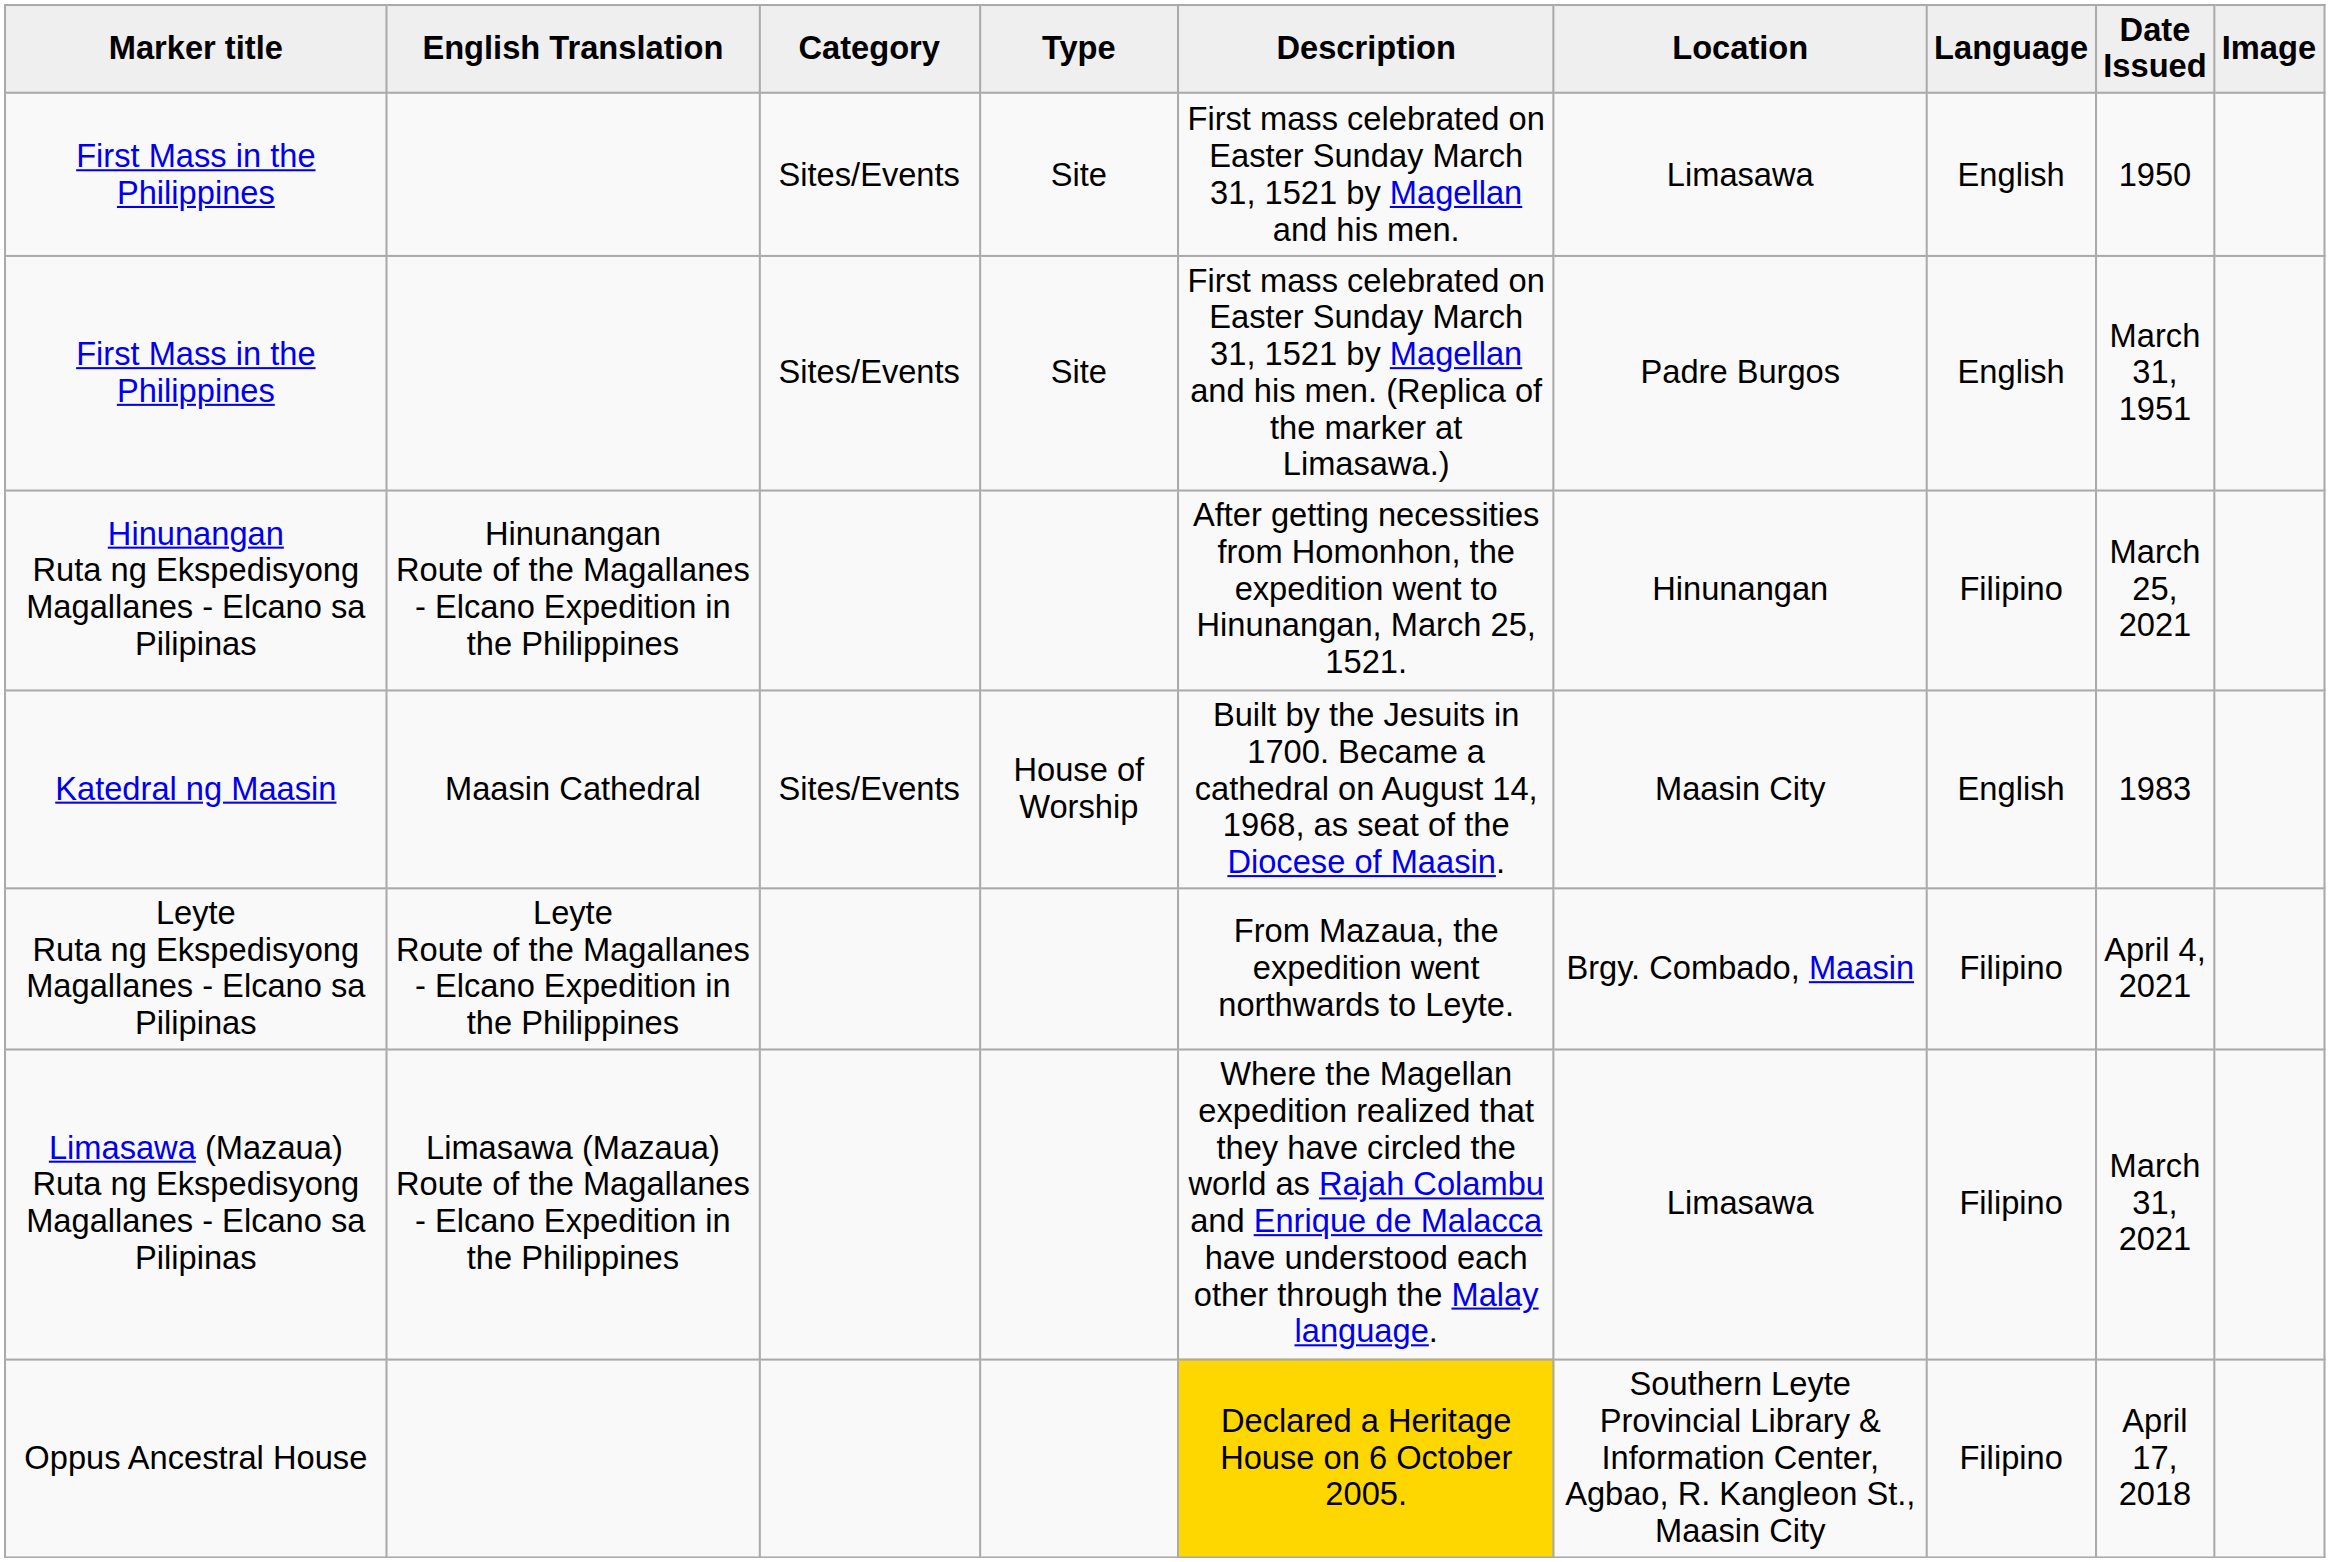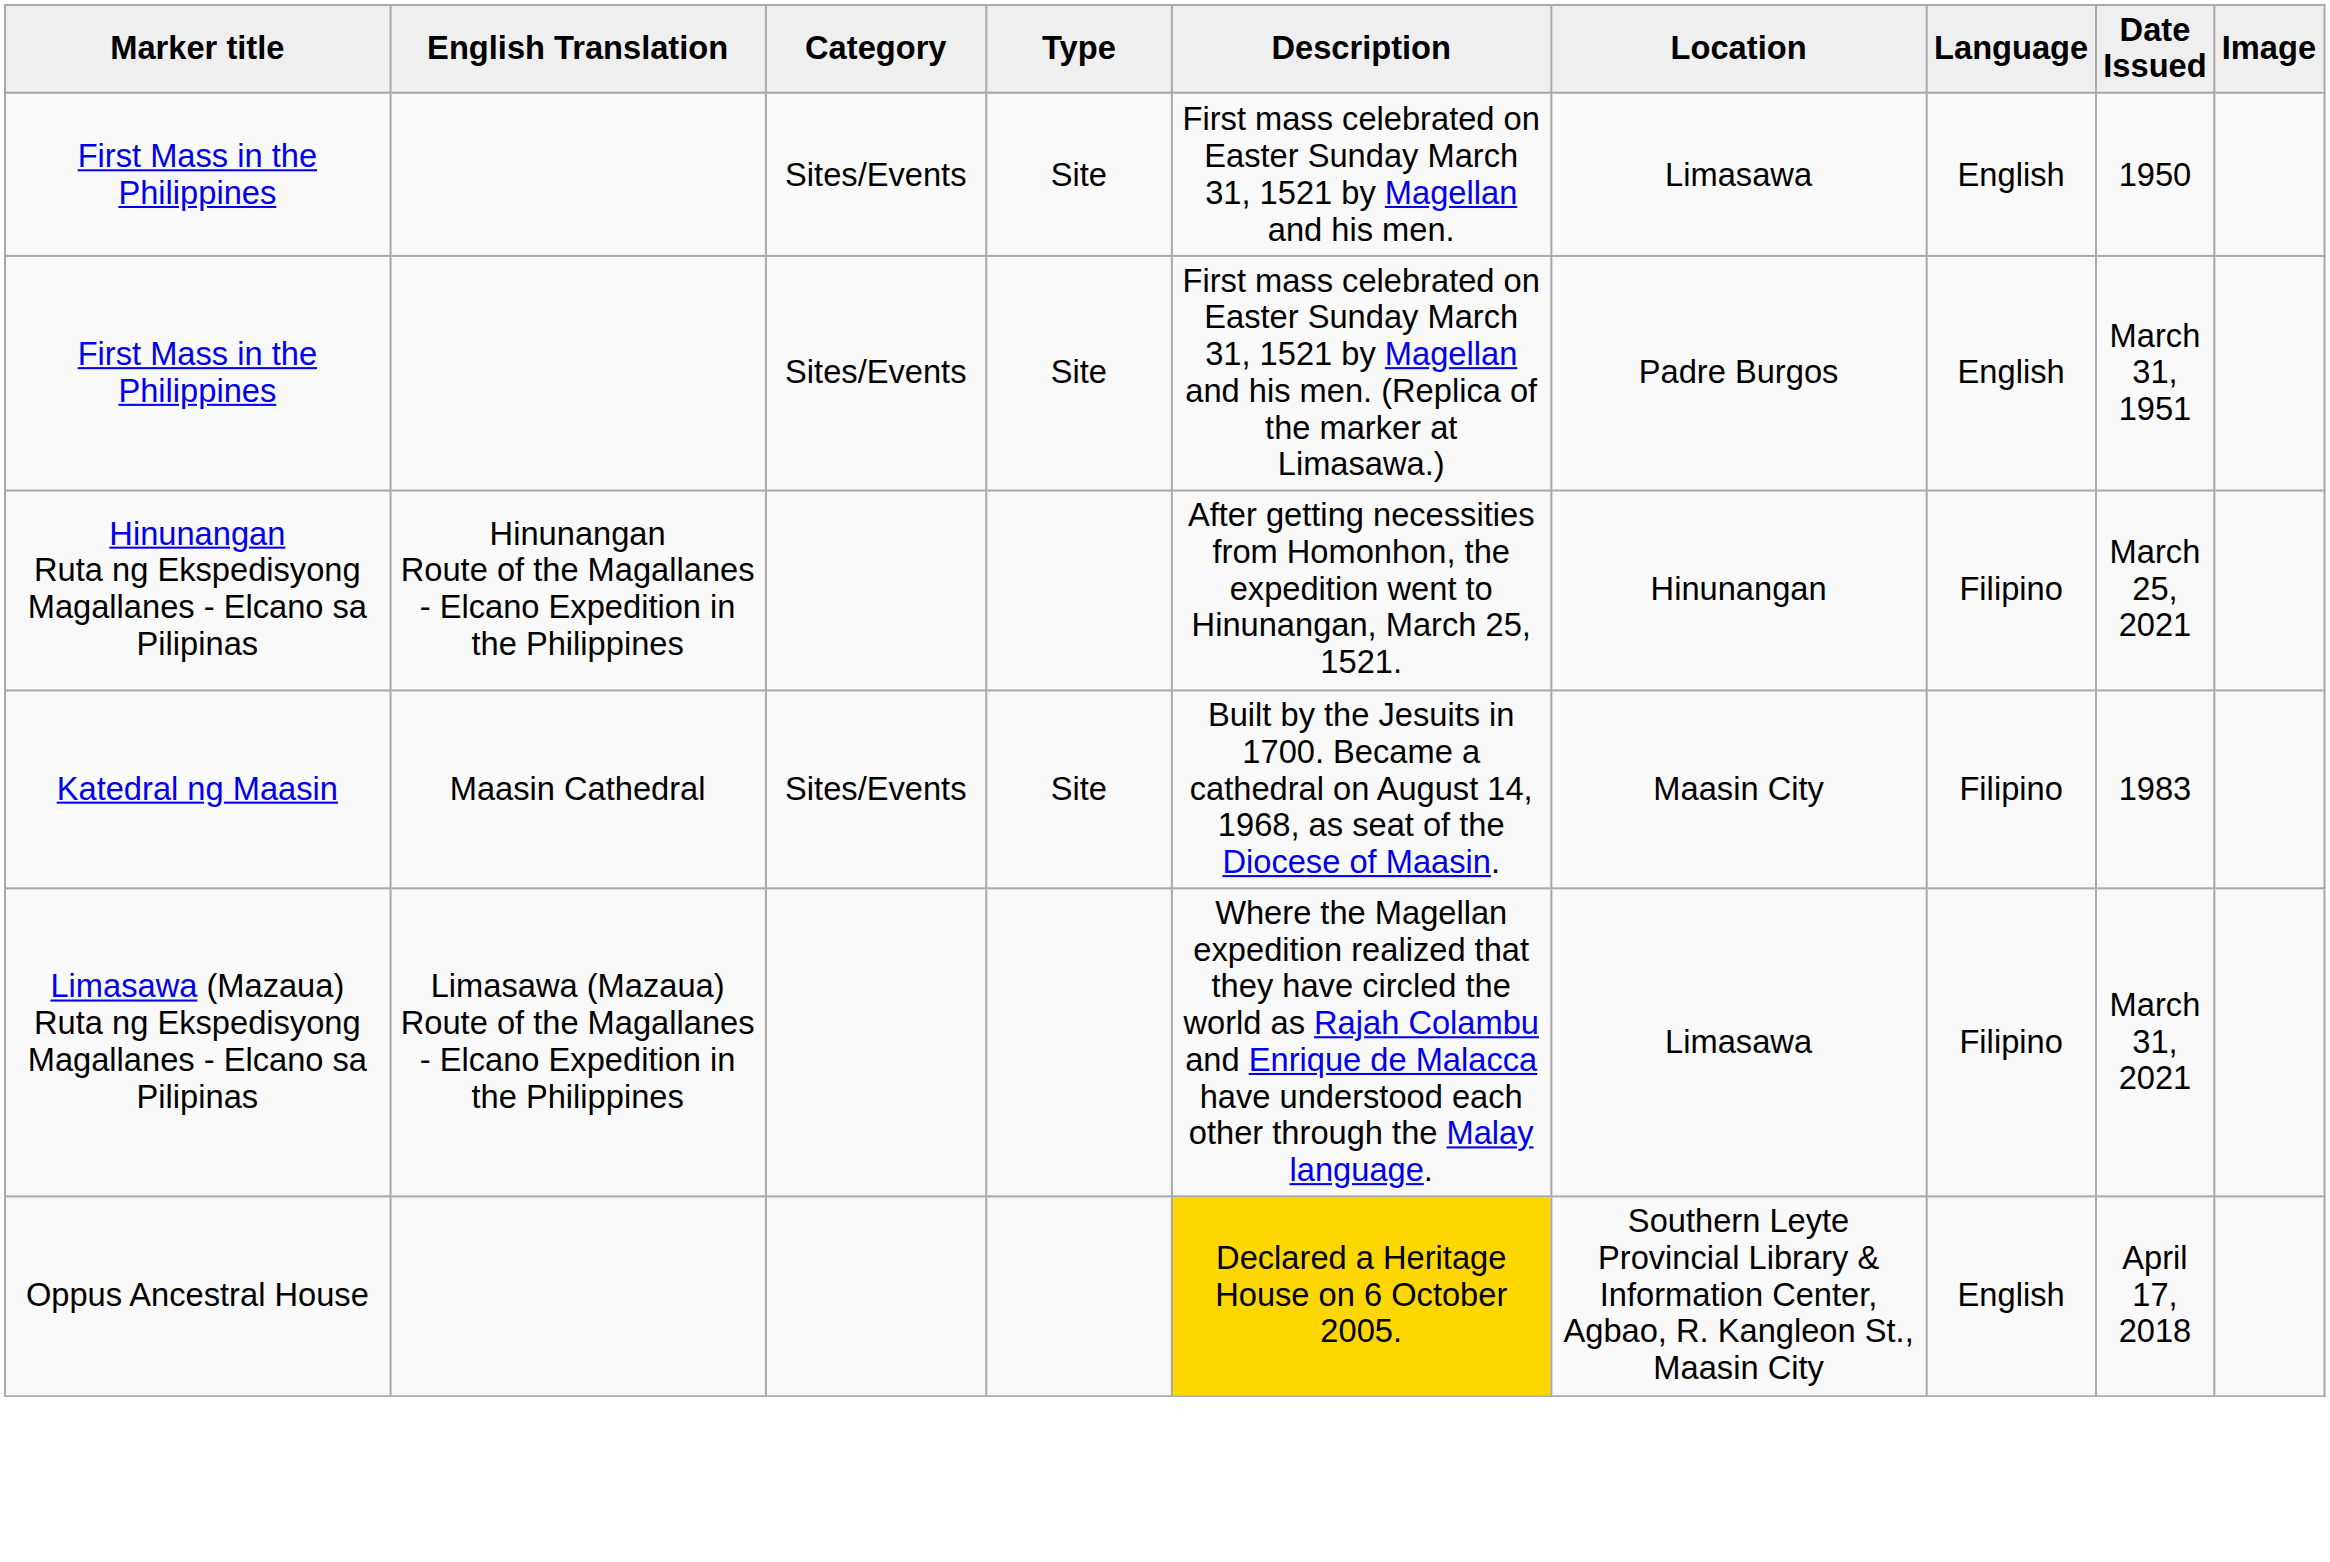(1079, 788) House of Worship -> (1079, 788) Site
(2011, 788) English -> (2011, 788) Filipino
- row: (196, 968)
(2011, 1457) Filipino -> (2011, 1295) English
